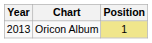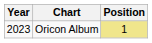(19, 29) 2013 -> (19, 29) 2023
